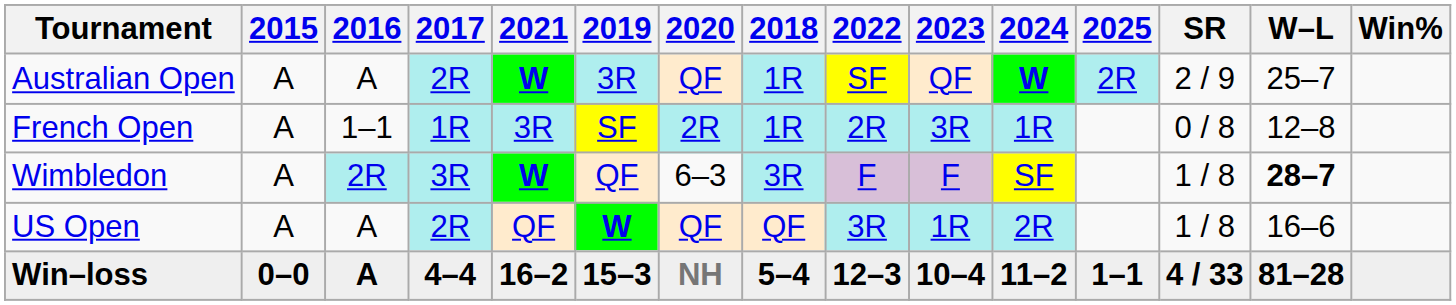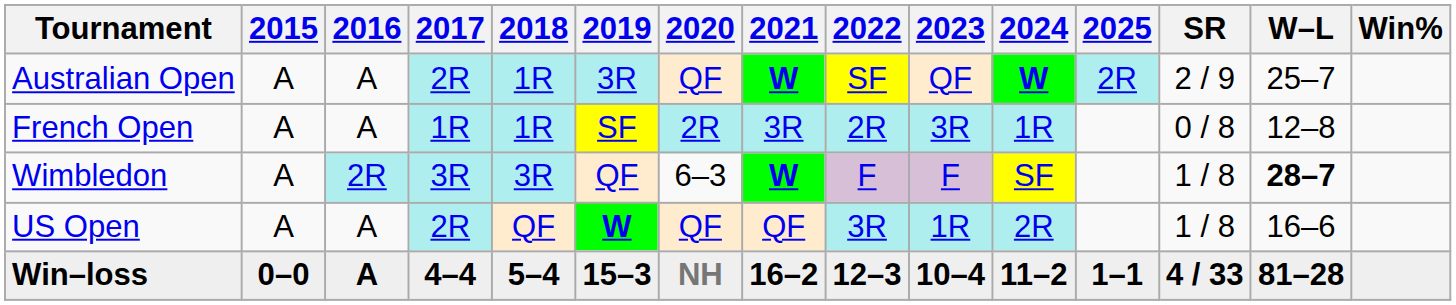columns swapped: (784, 29) <-> (534, 29)
(367, 127) 1–1 -> (367, 127) A
